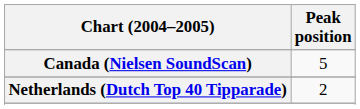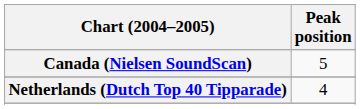(323, 90) 2 -> (323, 90) 4
